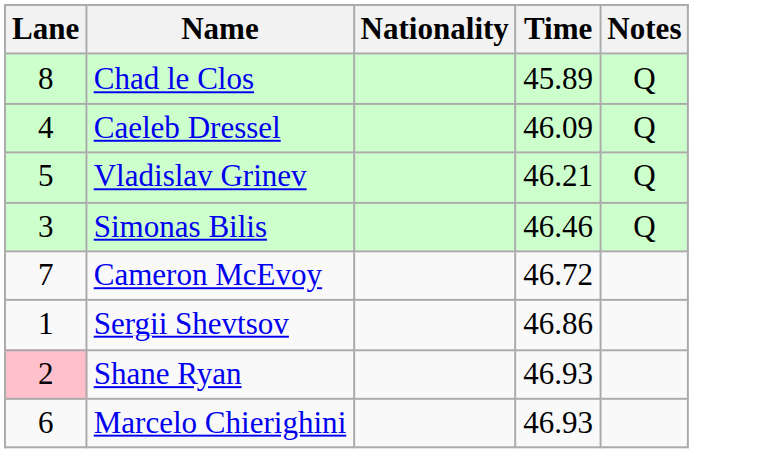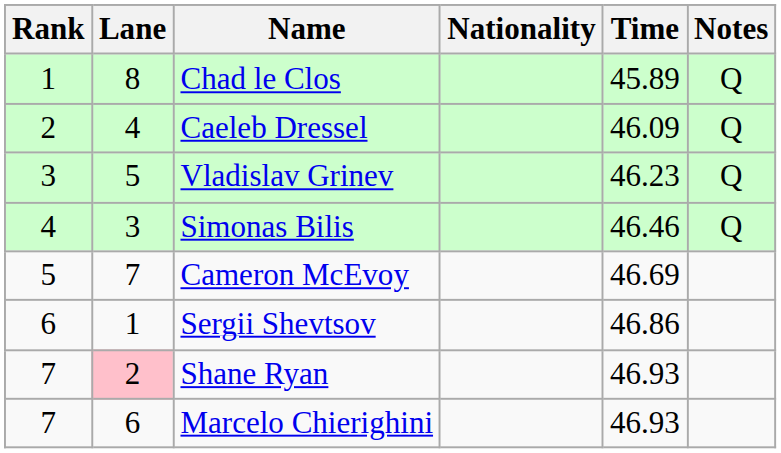+ column: (48, 29)
(558, 176) 46.21 -> (645, 176) 46.23
(558, 275) 46.72 -> (645, 275) 46.69
